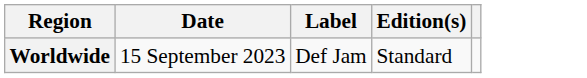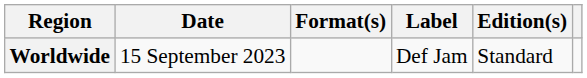+ column: (341, 21)
